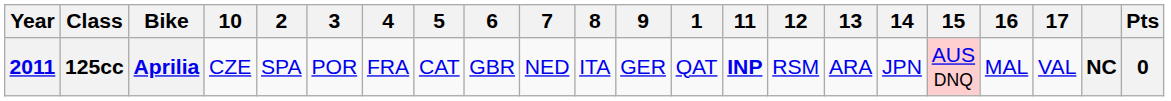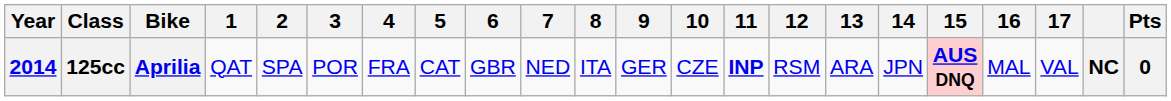columns swapped: (697, 21) <-> (230, 21)
(32, 66) 2011 -> (33, 66) 2014
(953, 66) normal -> (955, 66) bold
